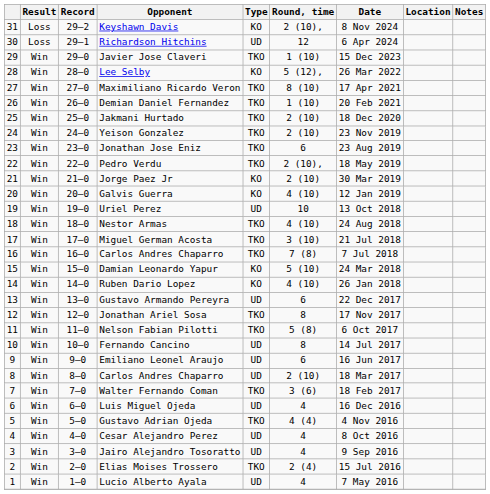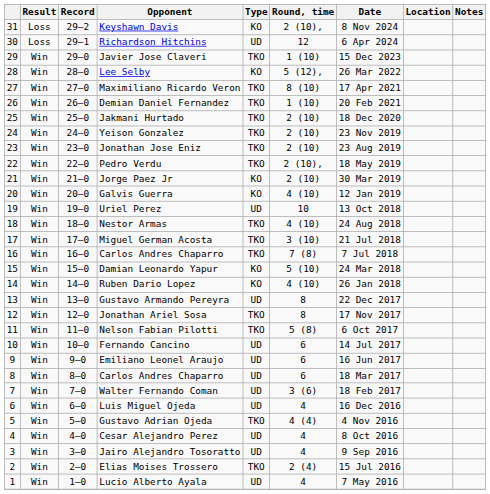(303, 149) 6 -> (303, 149) 2 (10)
(303, 300) 6 -> (303, 300) 8
(303, 346) 8 -> (303, 346) 6
(303, 376) 2 (10) -> (303, 376) 6
(256, 391) TKO -> (256, 391) UD
